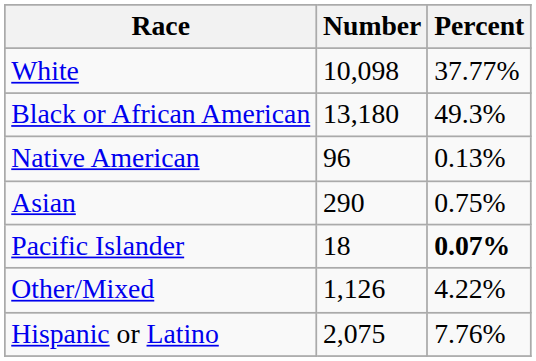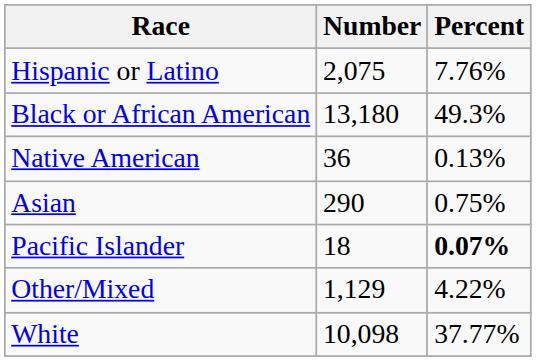rows swapped: (45, 70) <-> (115, 333)
(337, 158) 96 -> (337, 158) 36
(354, 289) 1,126 -> (354, 289) 1,129
